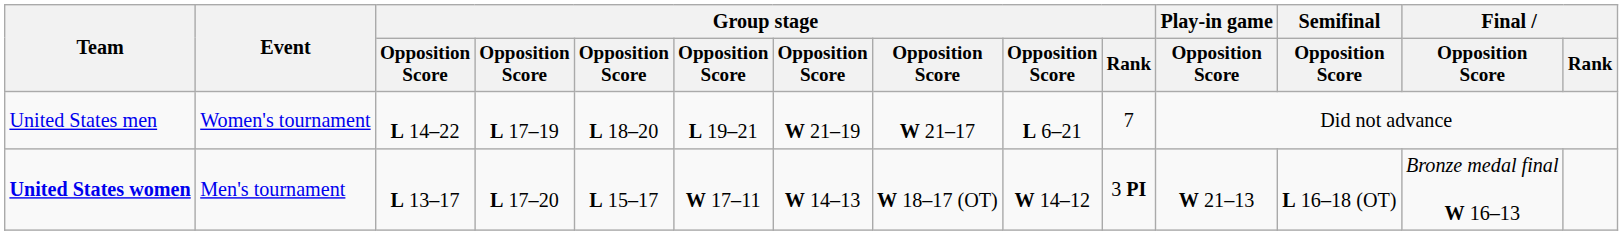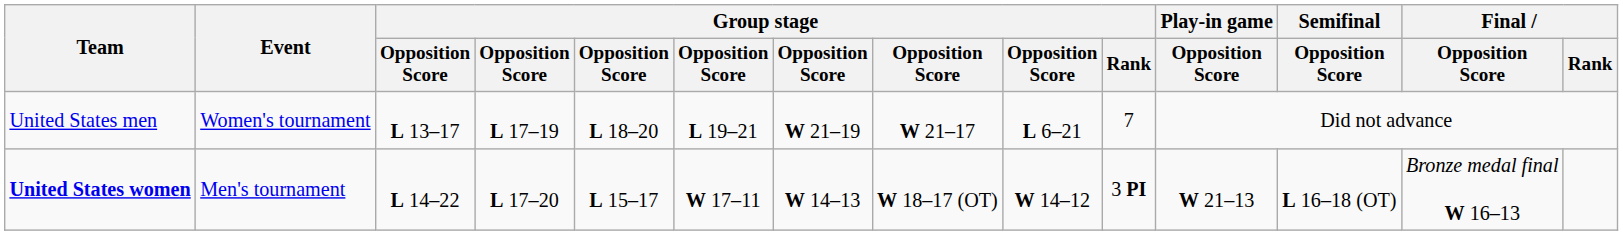(425, 132) L 14–22 -> (425, 132) L 13–17
(425, 201) L 13–17 -> (425, 201) L 14–22
